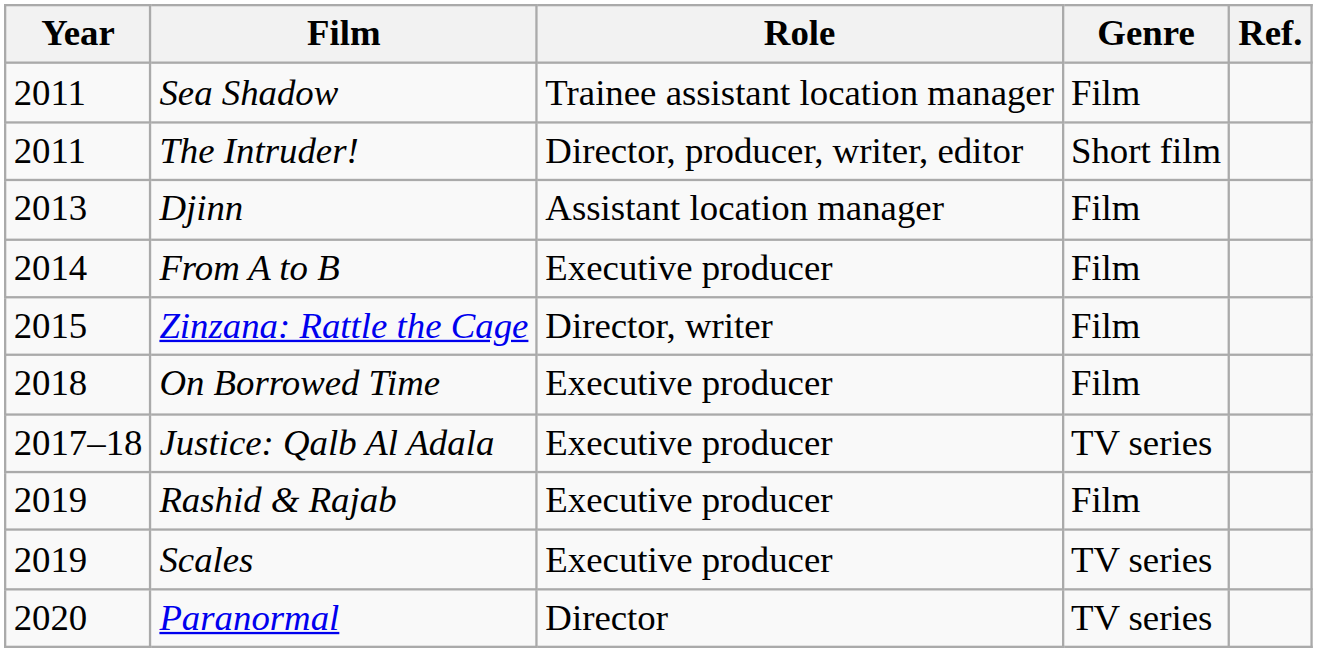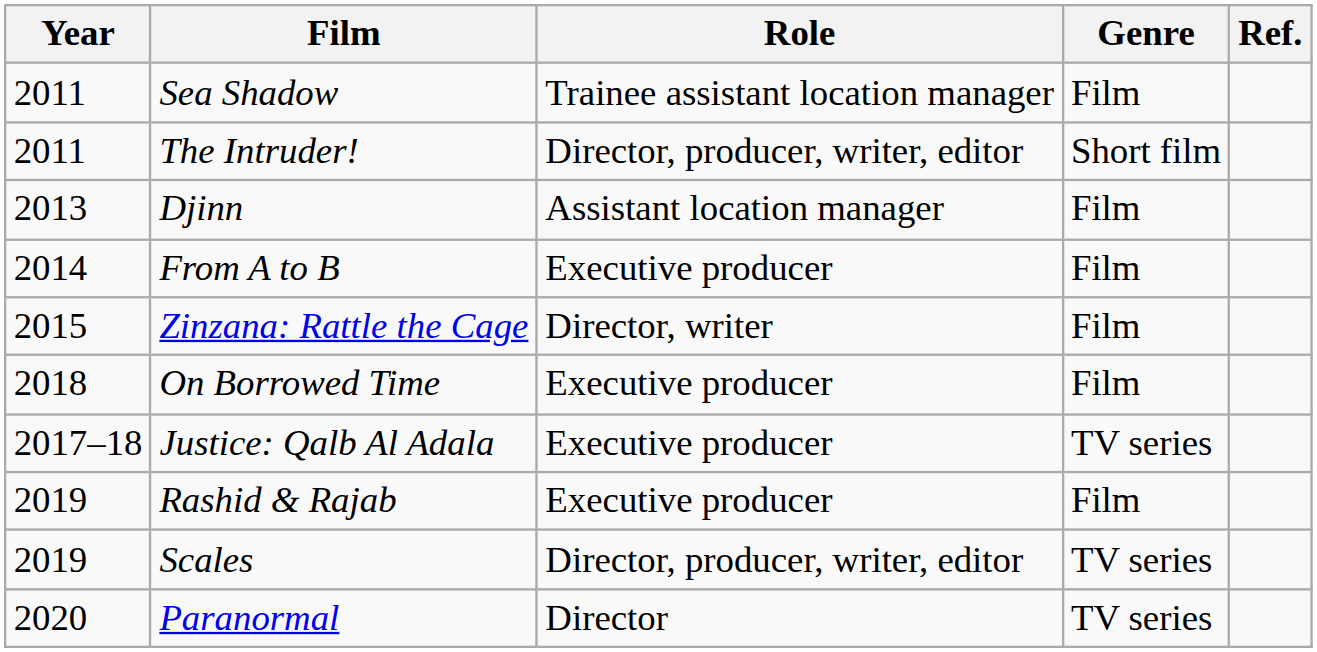(689, 558) Executive producer -> (784, 558) Director, producer, writer, editor
